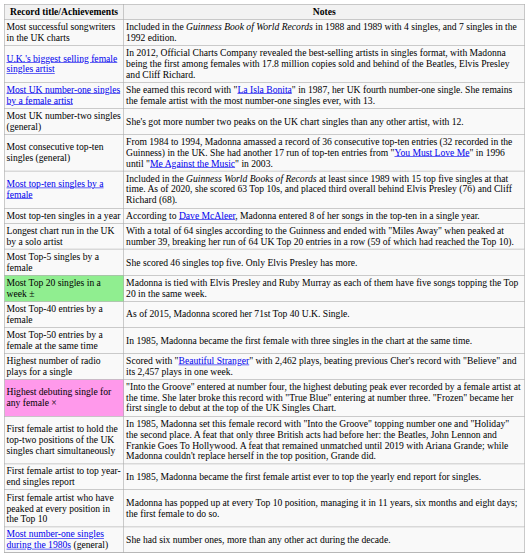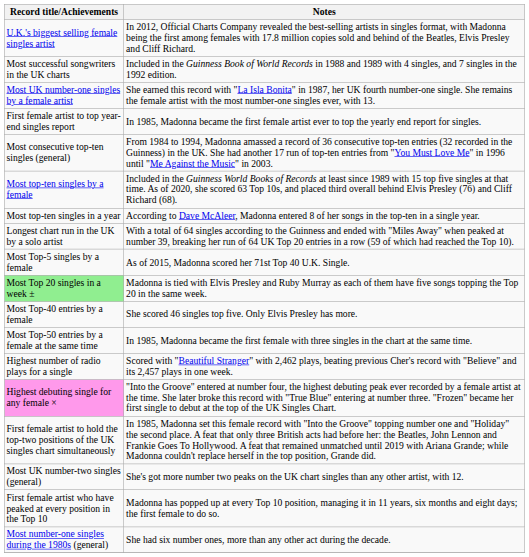rows swapped: (61, 32) <-> (62, 64)
rows swapped: (64, 121) <-> (64, 477)
(242, 262) She scored 46 singles top five. Only Elvis Presley has more. -> (238, 262) As of 2015, Madonna scored her 71st Top 40 U.K. Single.
(238, 314) As of 2015, Madonna scored her 71st Top 40 U.K. Single. -> (242, 314) She scored 46 singles top five. Only Elvis Presley has more.
